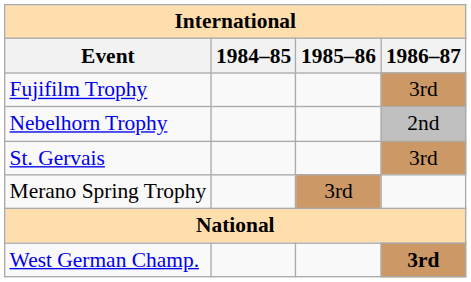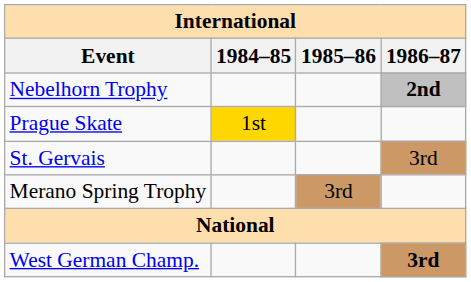- row: (78, 89)
(423, 123) normal -> (423, 89) bold
+ row: (66, 123)
